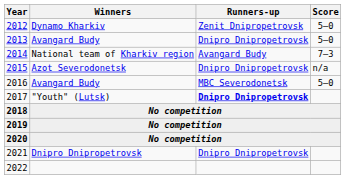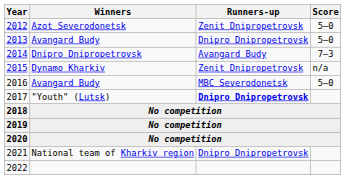(68, 26) Dynamo Kharkiv -> (79, 26) Azot Severodonetsk
(113, 54) National team of Kharkiv region -> (87, 54) Dnipro Dnipropetrovsk
(79, 68) Azot Severodonetsk -> (68, 68) Dynamo Kharkiv
(253, 68) Dnipro Dnipropetrovsk -> (251, 68) Zenit Dnipropetrovsk
(87, 153) Dnipro Dnipropetrovsk -> (113, 153) National team of Kharkiv region
